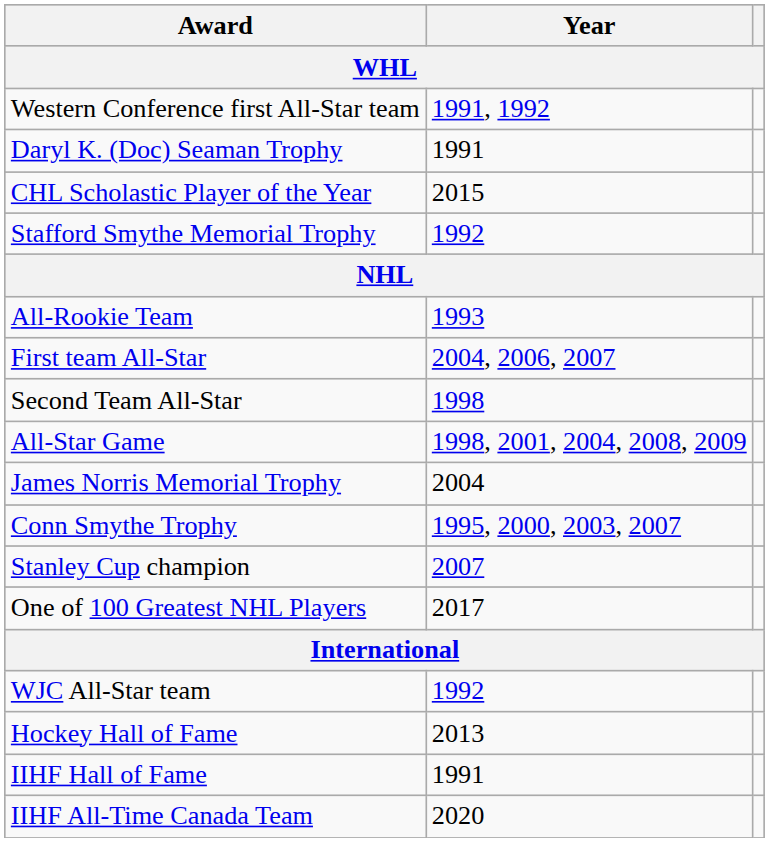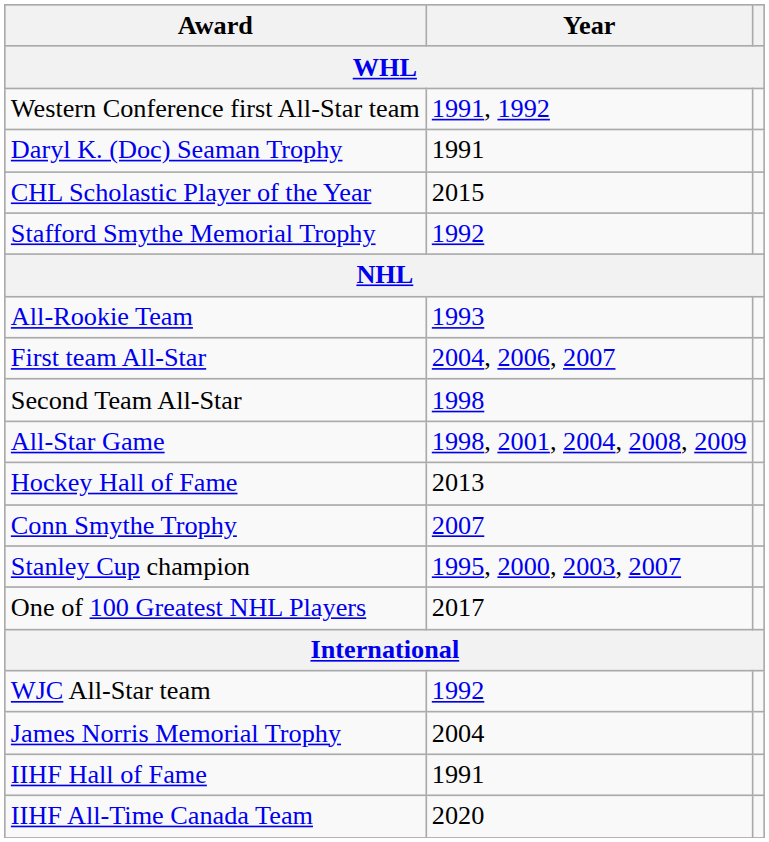rows swapped: (176, 483) <-> (124, 732)
(556, 524) 1995, 2000, 2003, 2007 -> (458, 524) 2007
(458, 566) 2007 -> (556, 566) 1995, 2000, 2003, 2007
